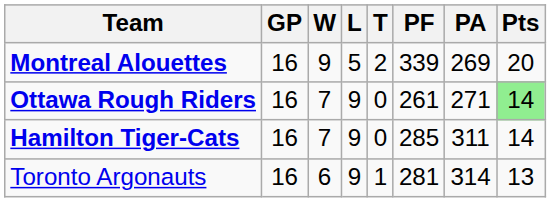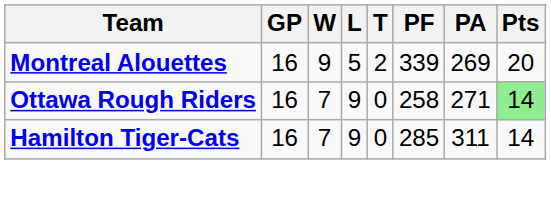(419, 100) 261 -> (419, 100) 258
- row: (108, 177)
